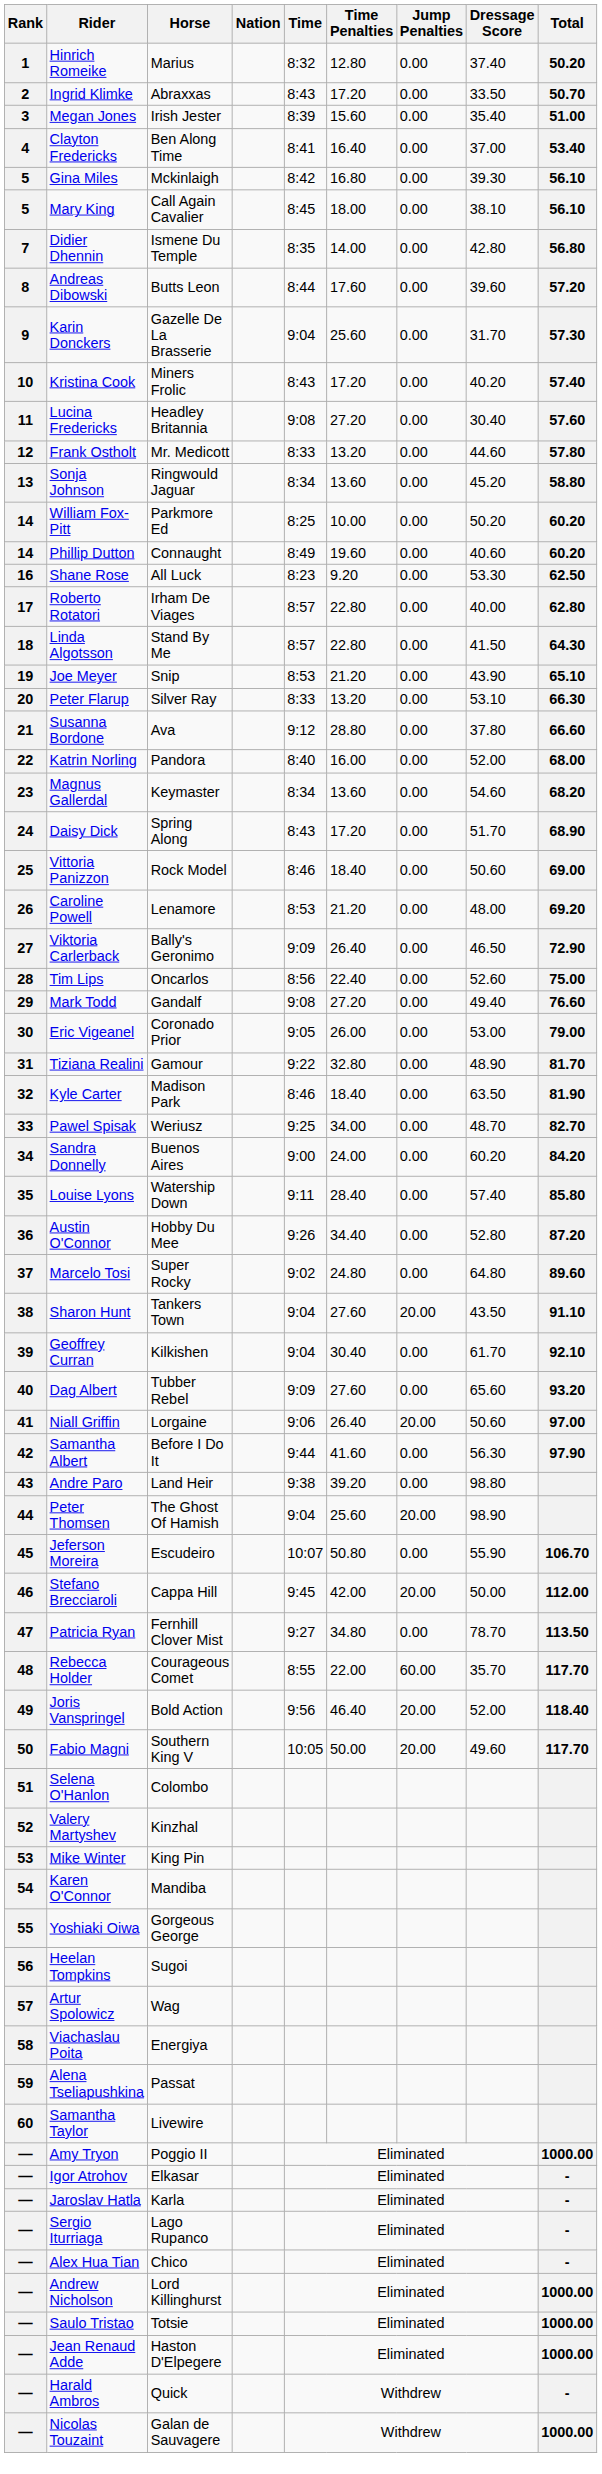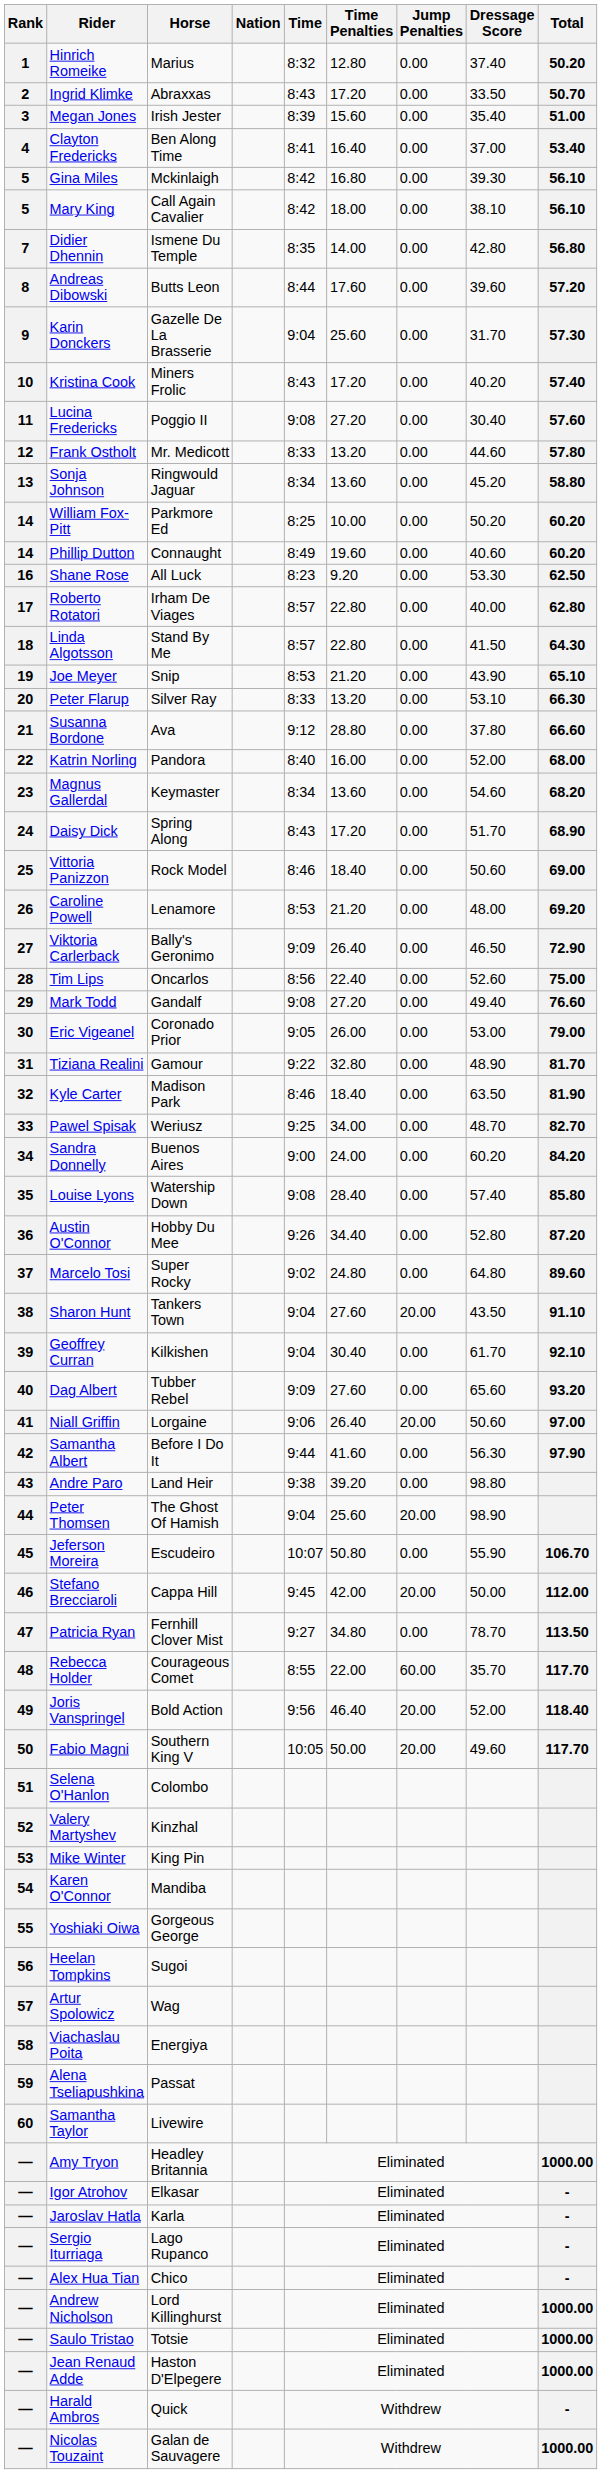(301, 209) 8:45 -> (301, 209) 8:42
(179, 421) Headley Britannia -> (179, 421) Poggio II
(301, 1195) 9:11 -> (301, 1195) 9:08
(179, 2154) Poggio II -> (179, 2162) Headley Britannia
